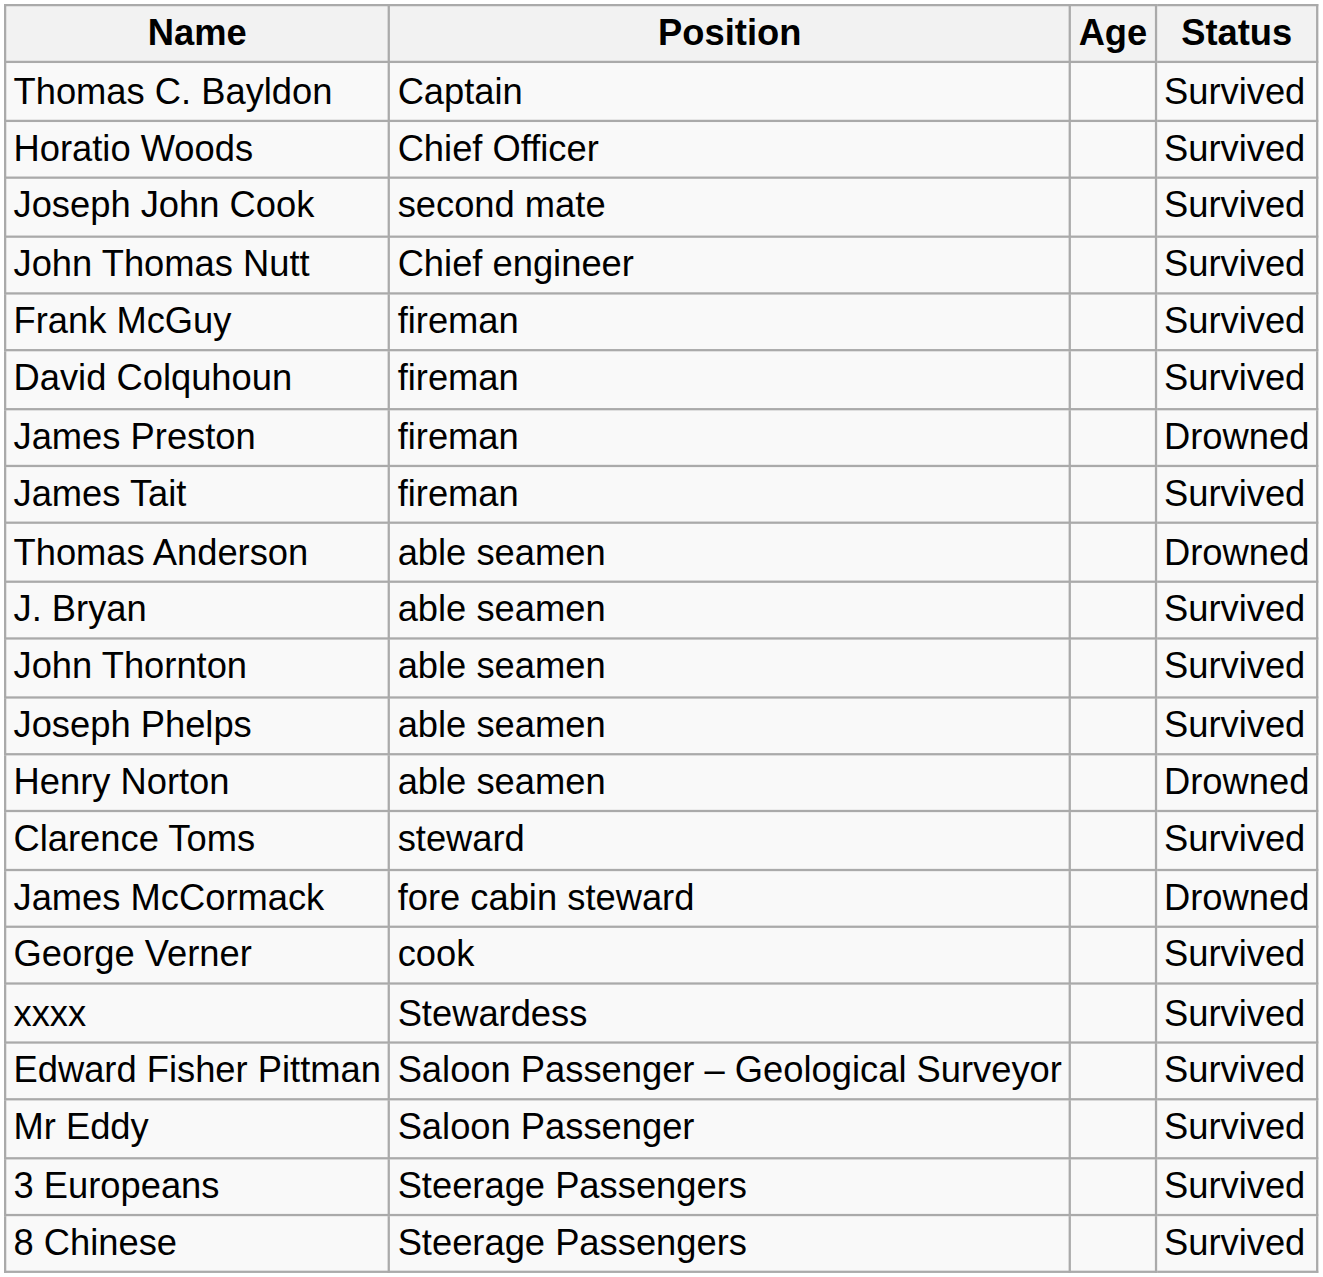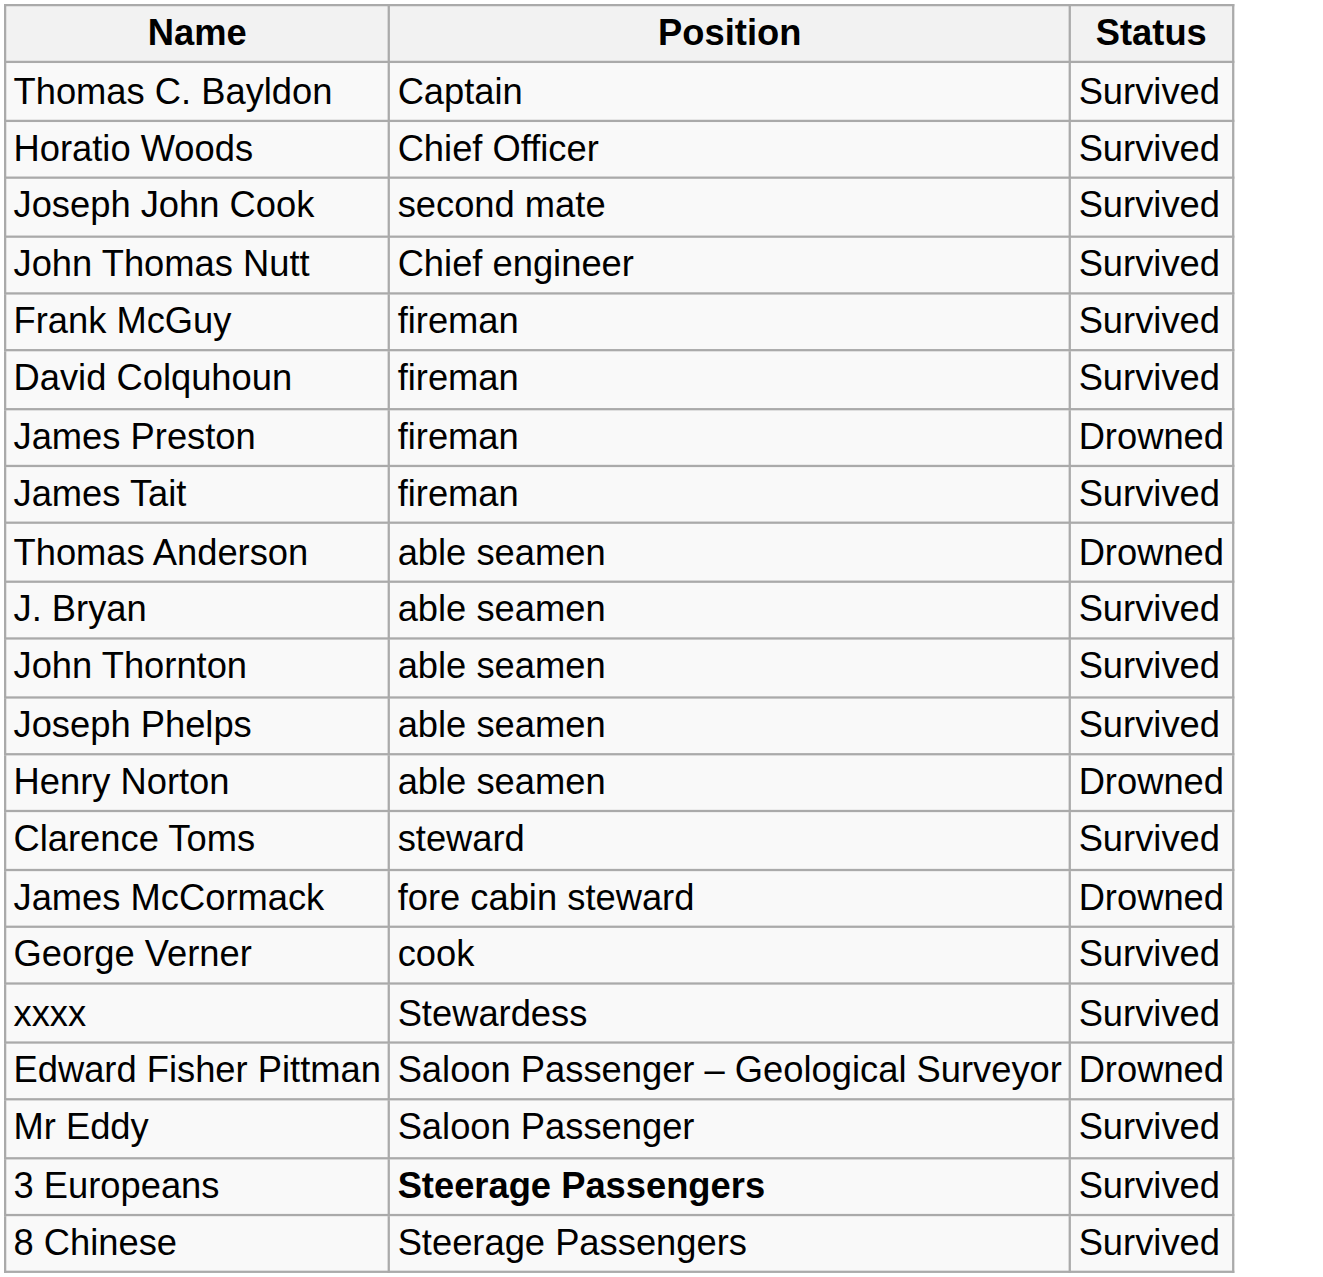- column: (1113, 33)
(1235, 1070) Survived -> (1151, 1070) Drowned
(572, 1185) normal -> (581, 1185) bold
